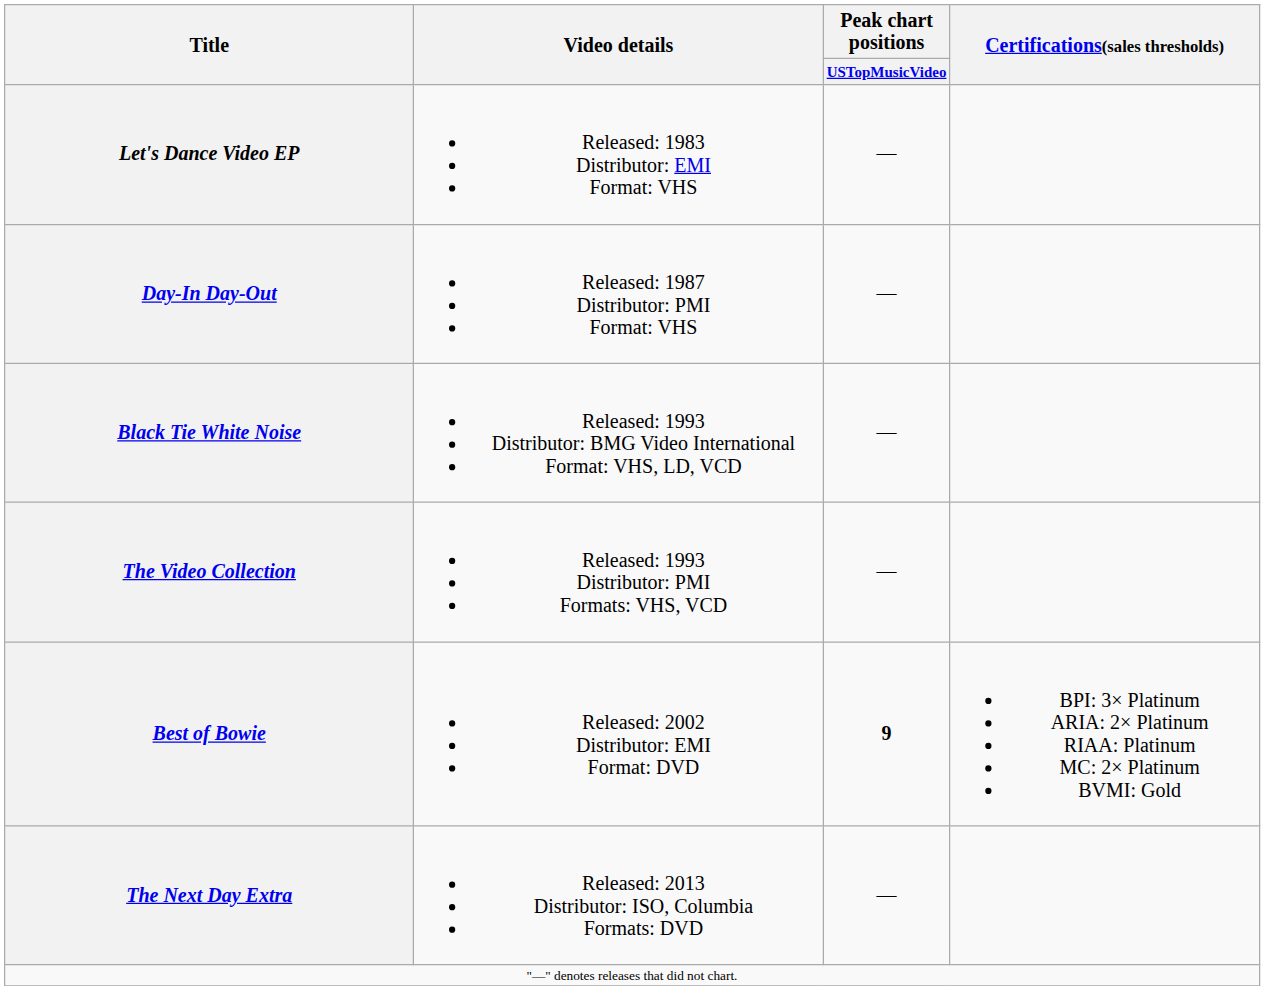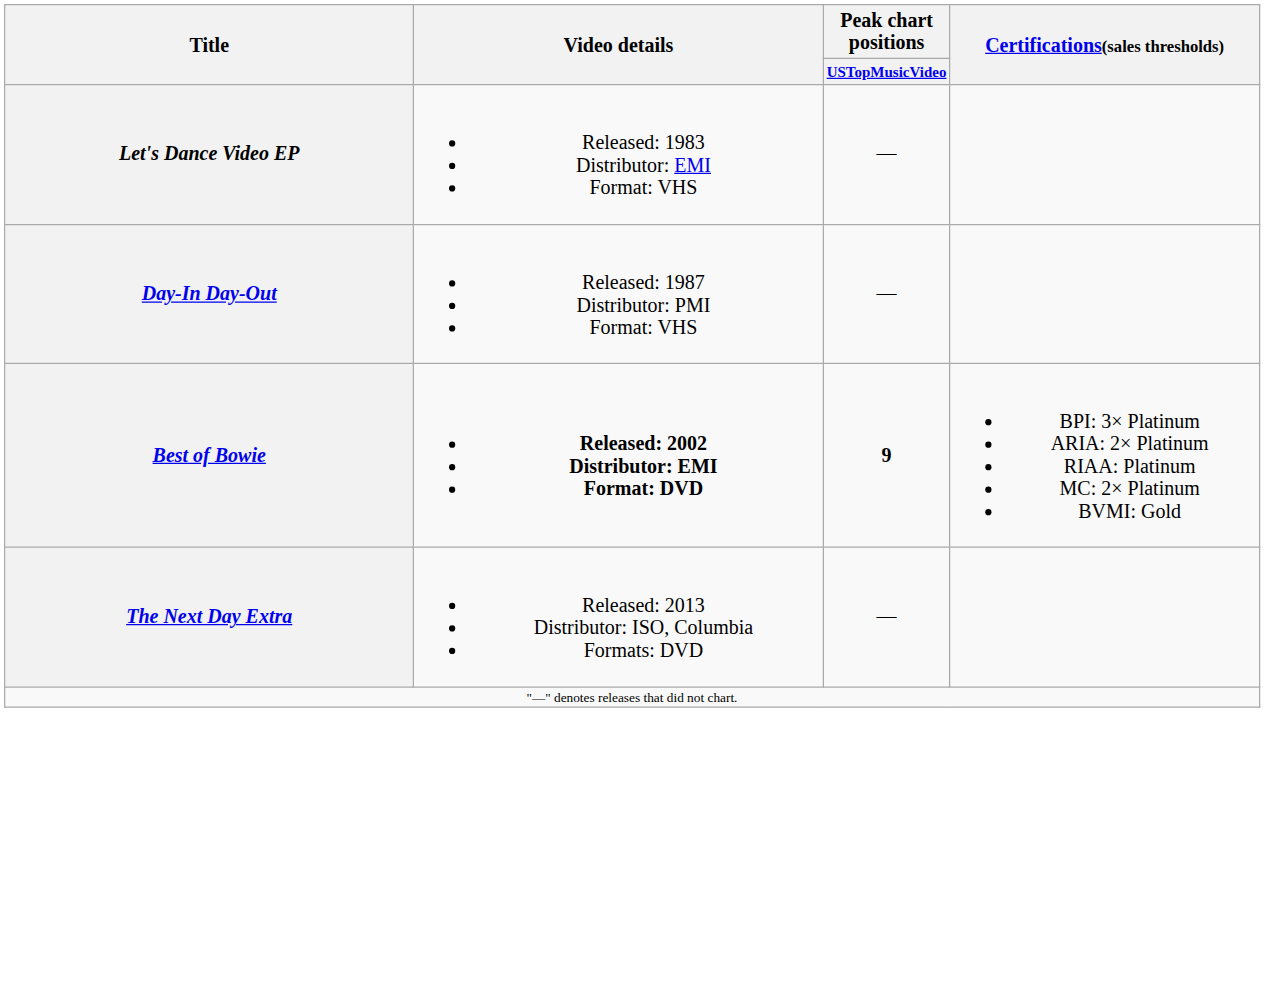- row: (209, 432)
- row: (209, 571)
(618, 745) normal -> (618, 467) bold
